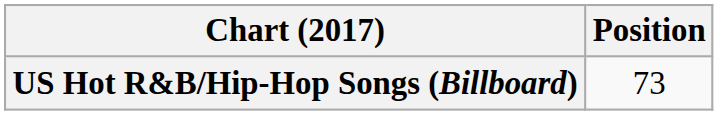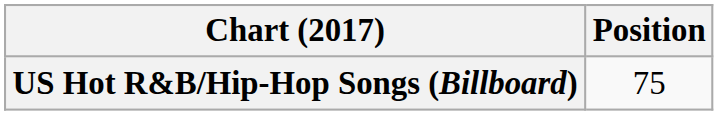(649, 82) 73 -> (649, 82) 75
